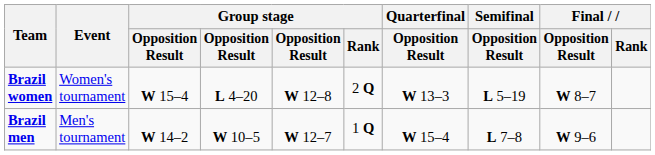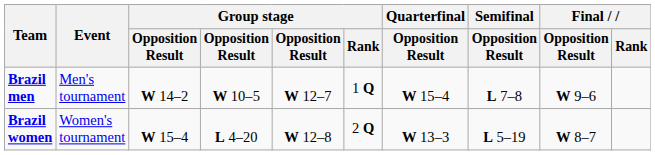rows swapped: (27, 129) <-> (30, 88)
